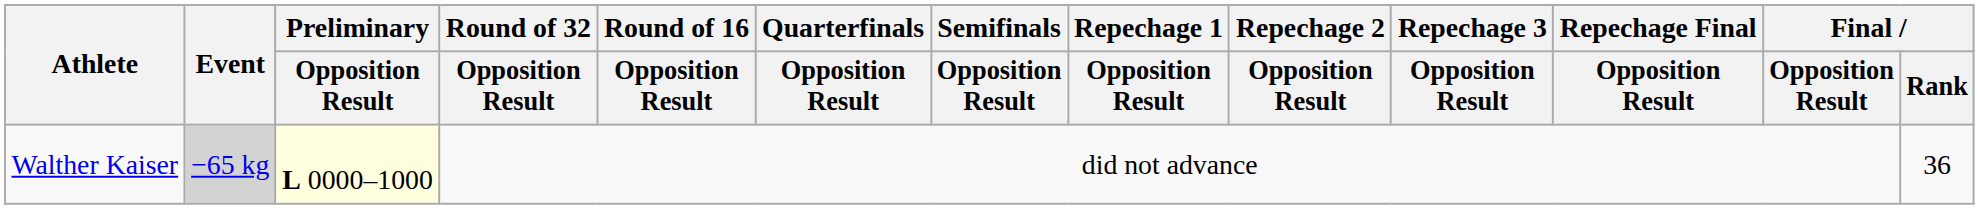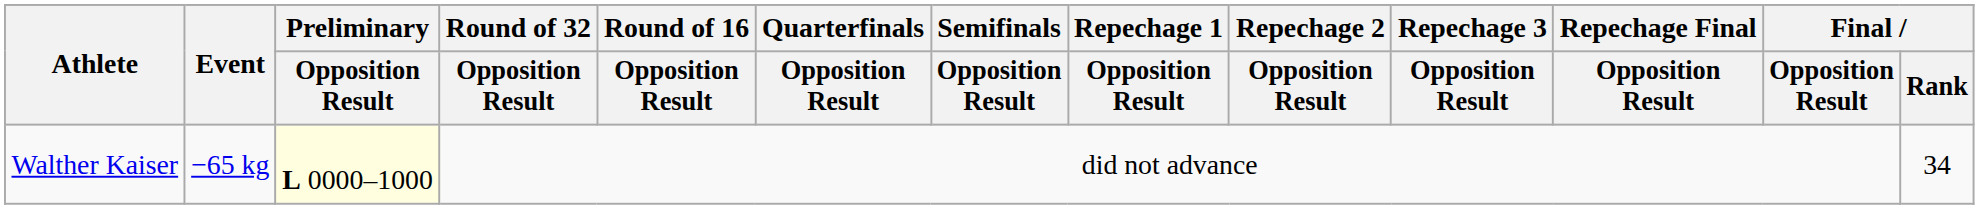(230, 164) lightgrey background -> (230, 164) no background
(1937, 164) 36 -> (1937, 164) 34
